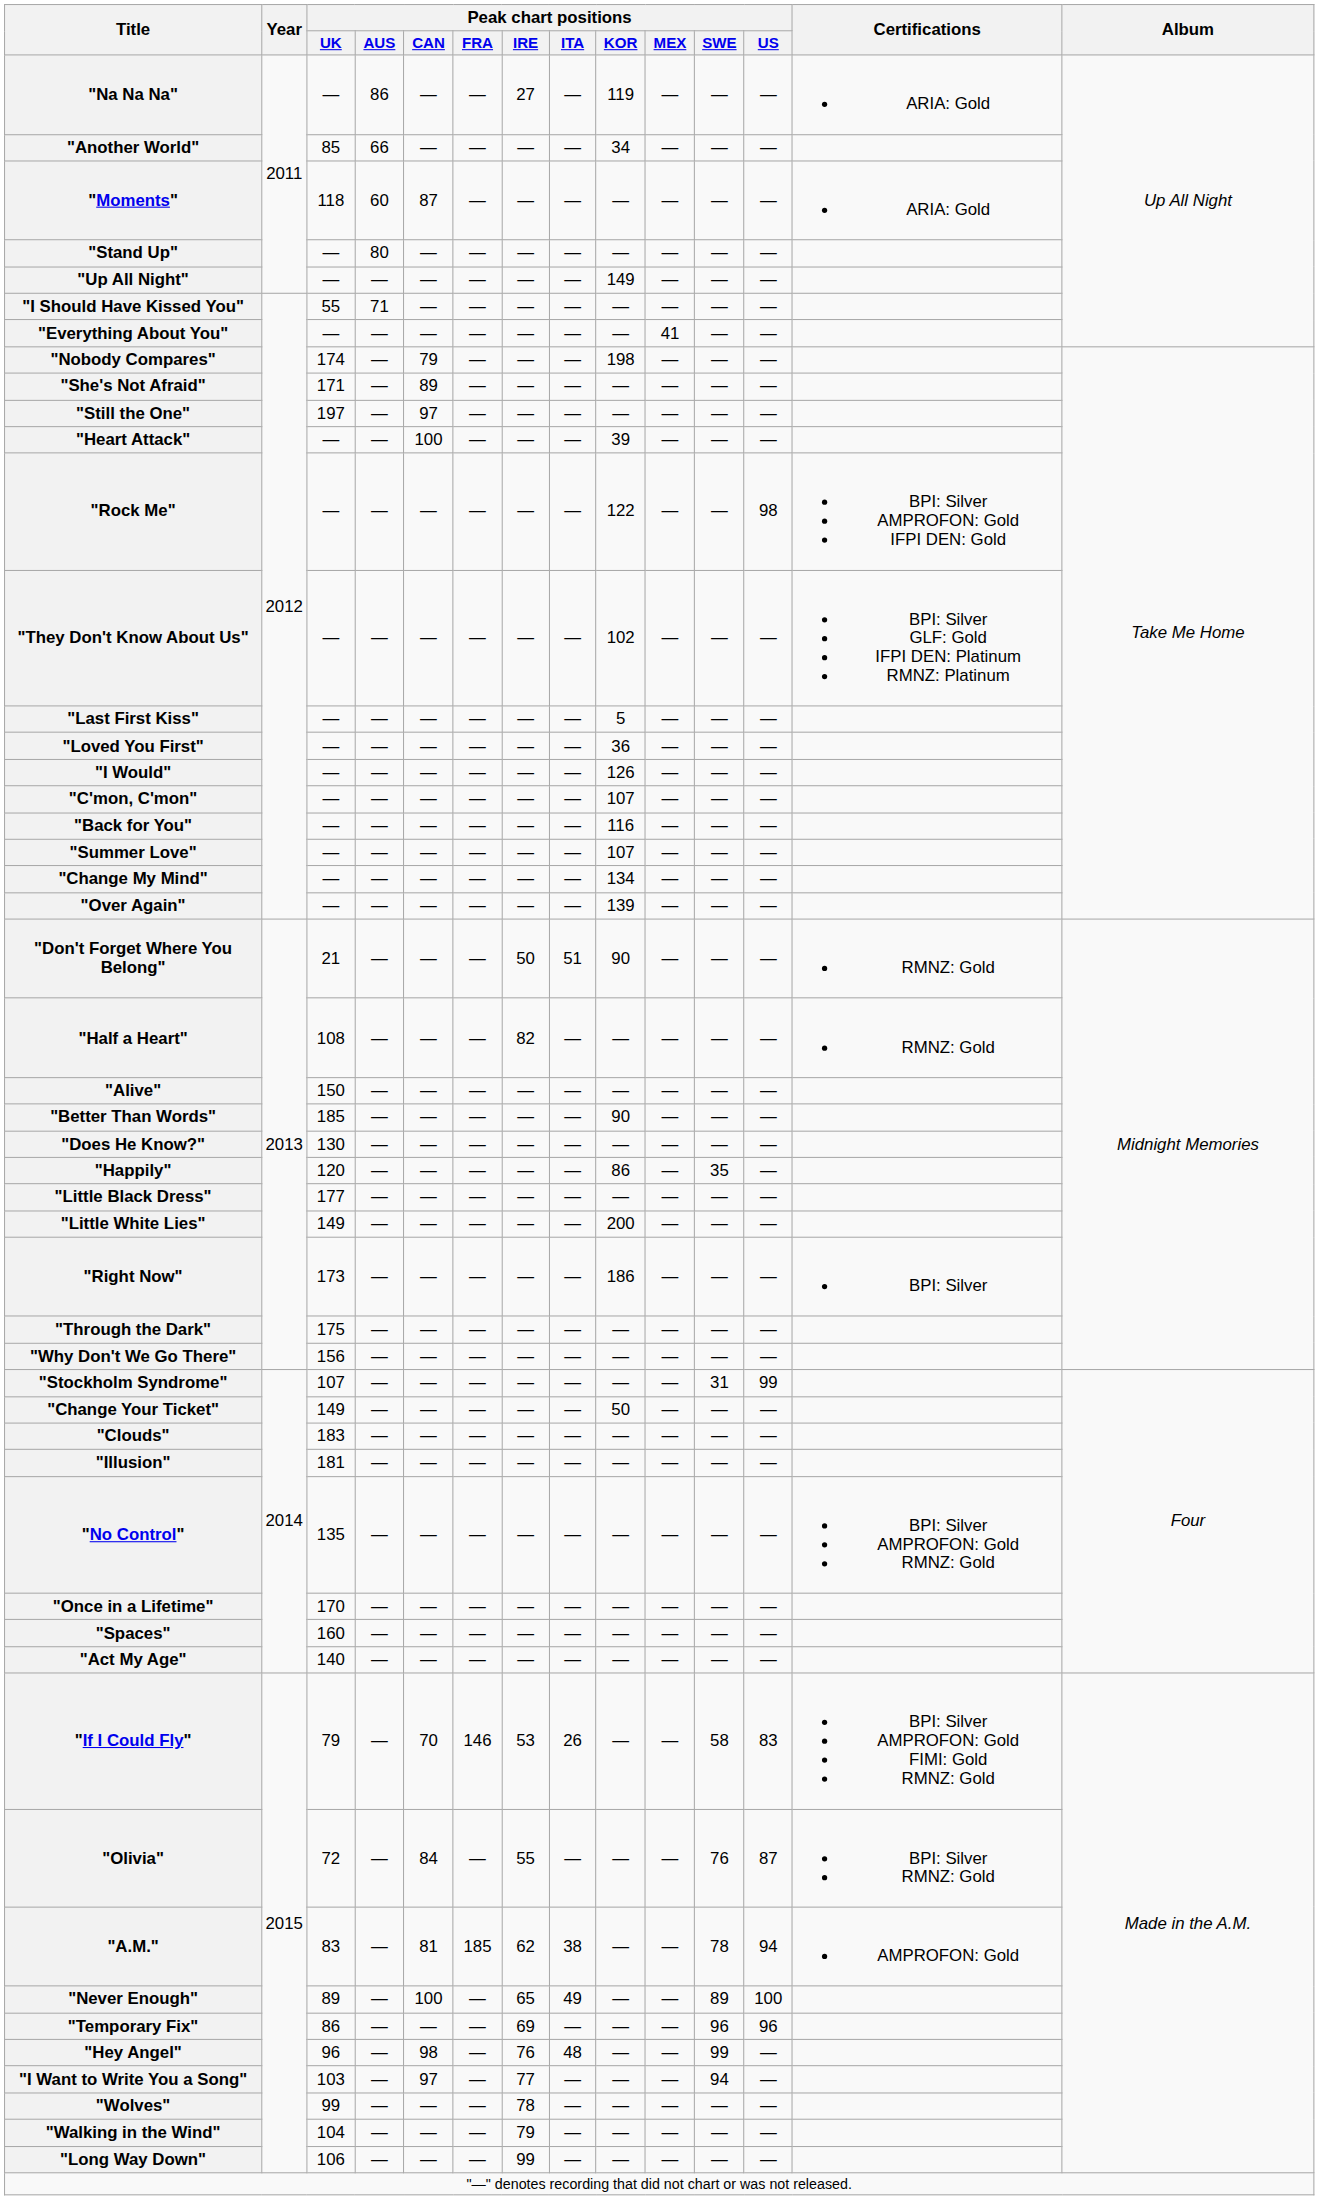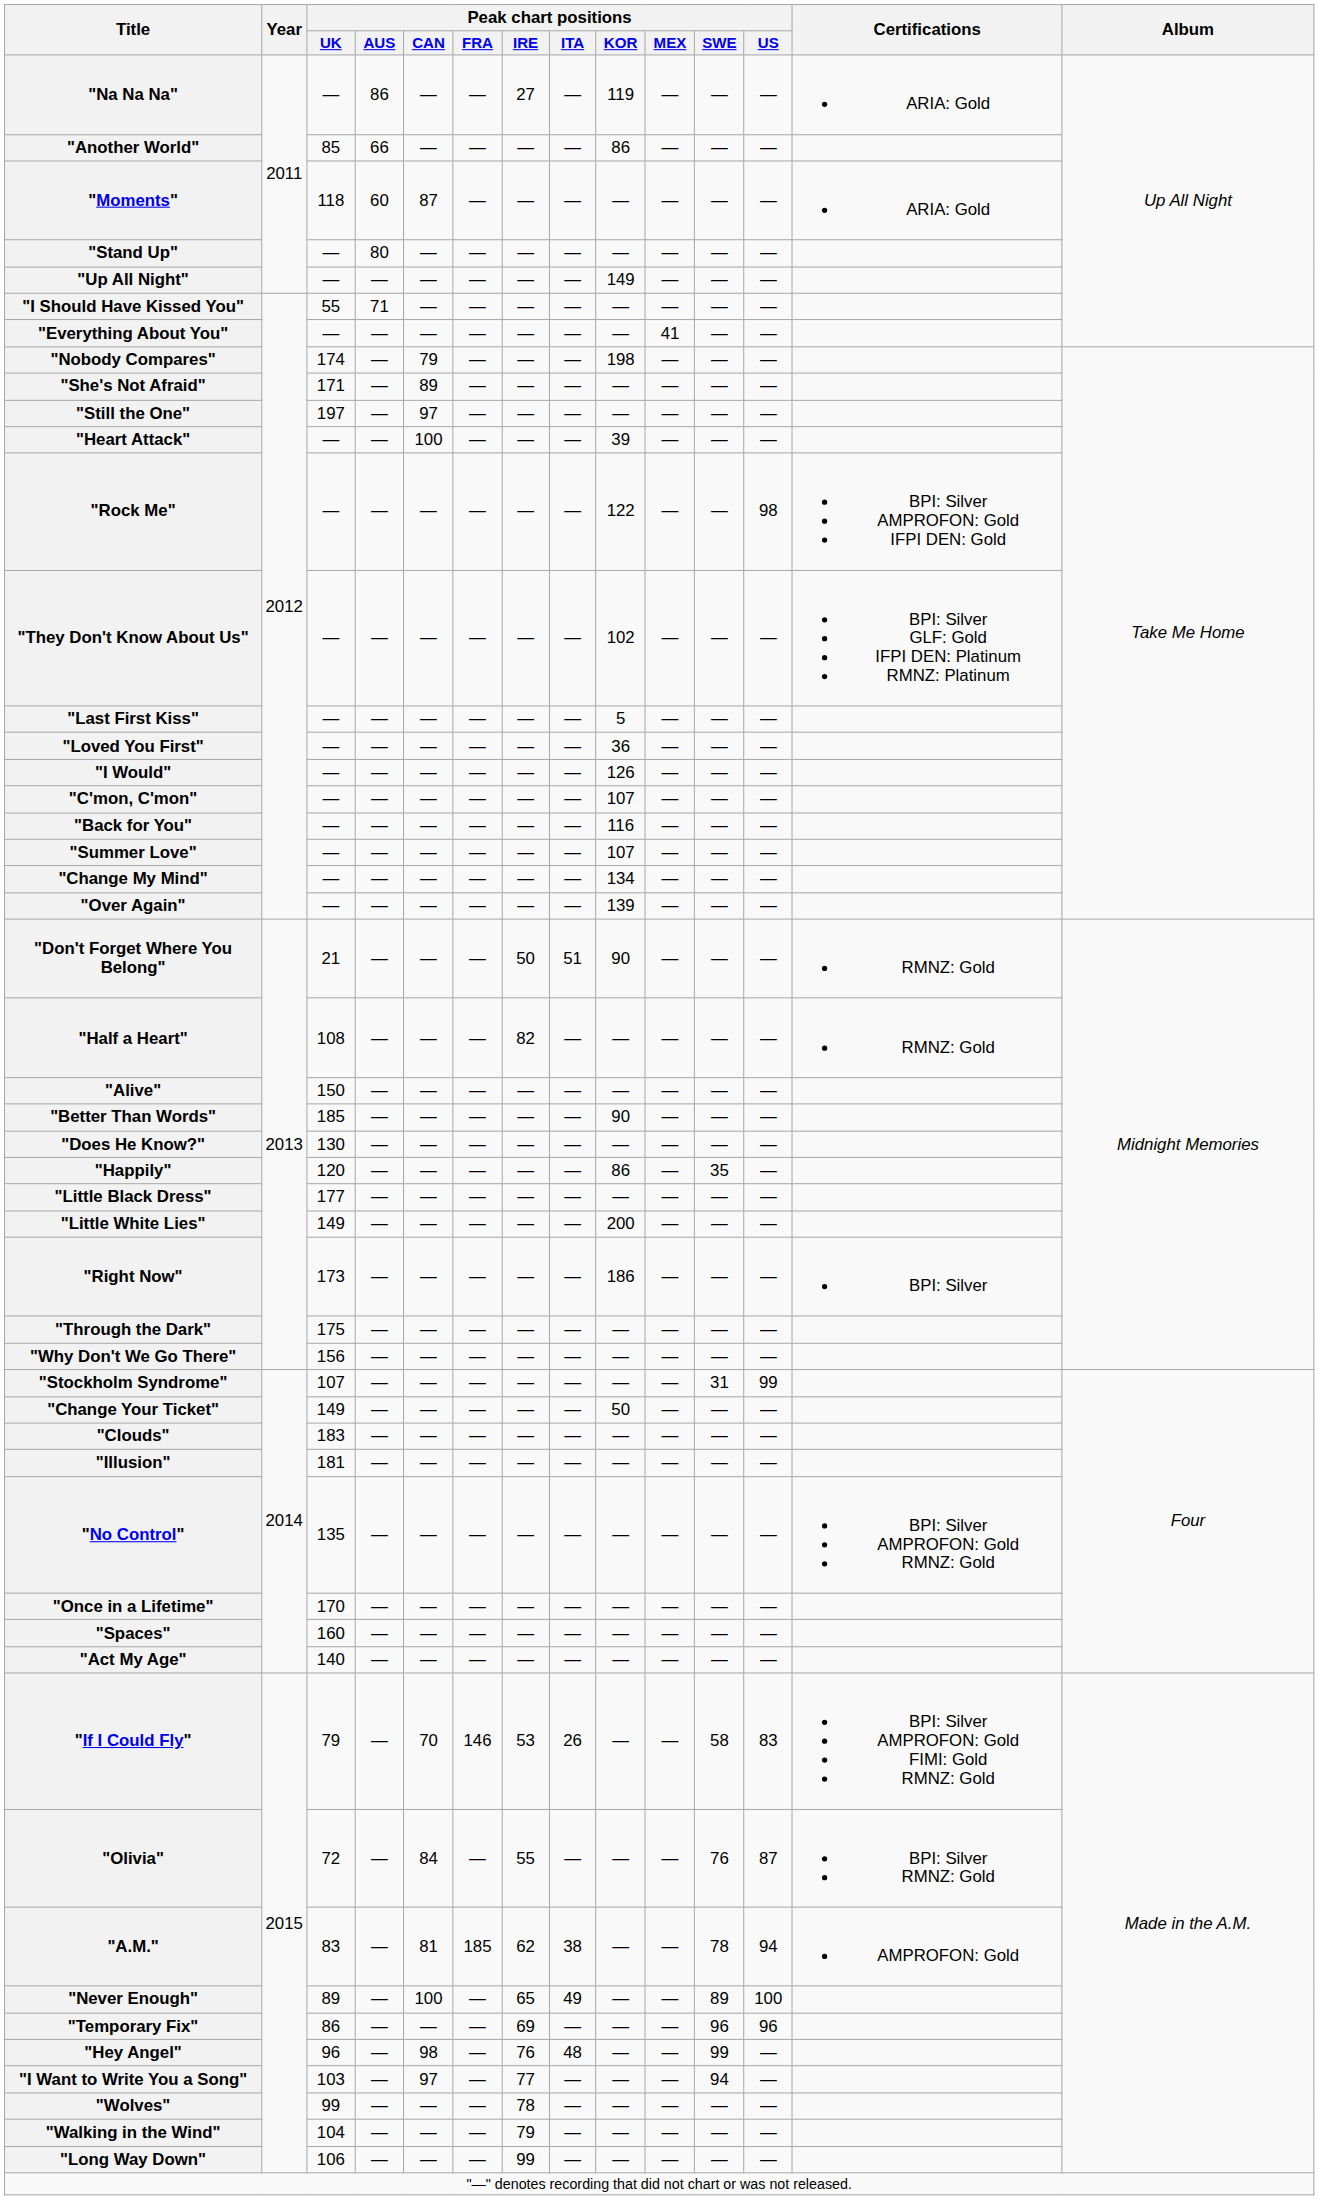(621, 147) 34 -> (621, 147) 86
